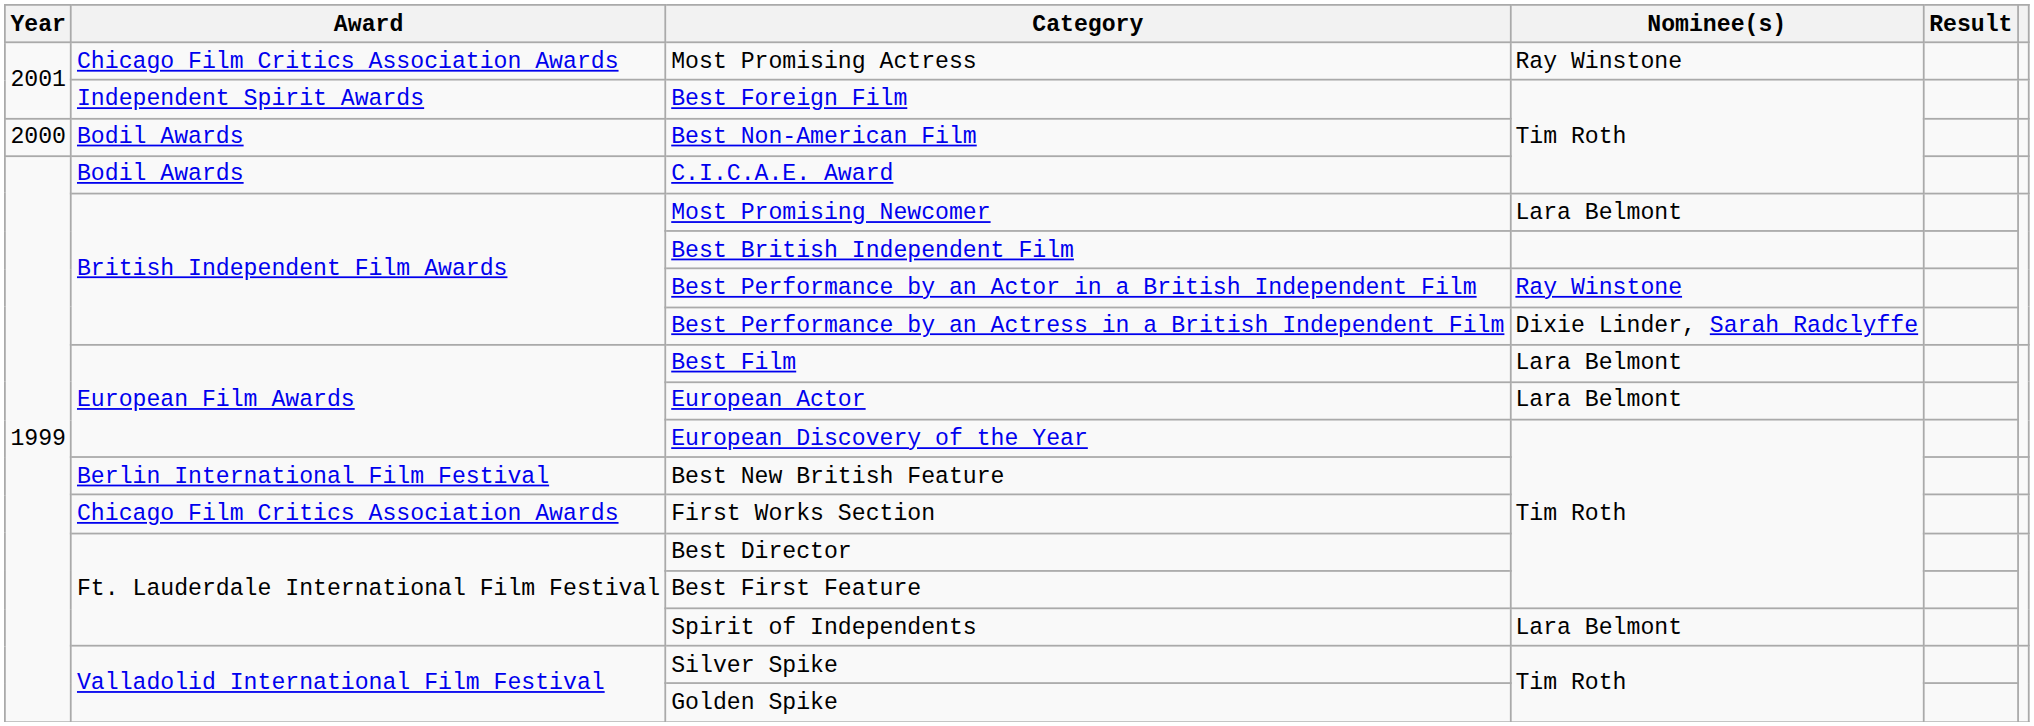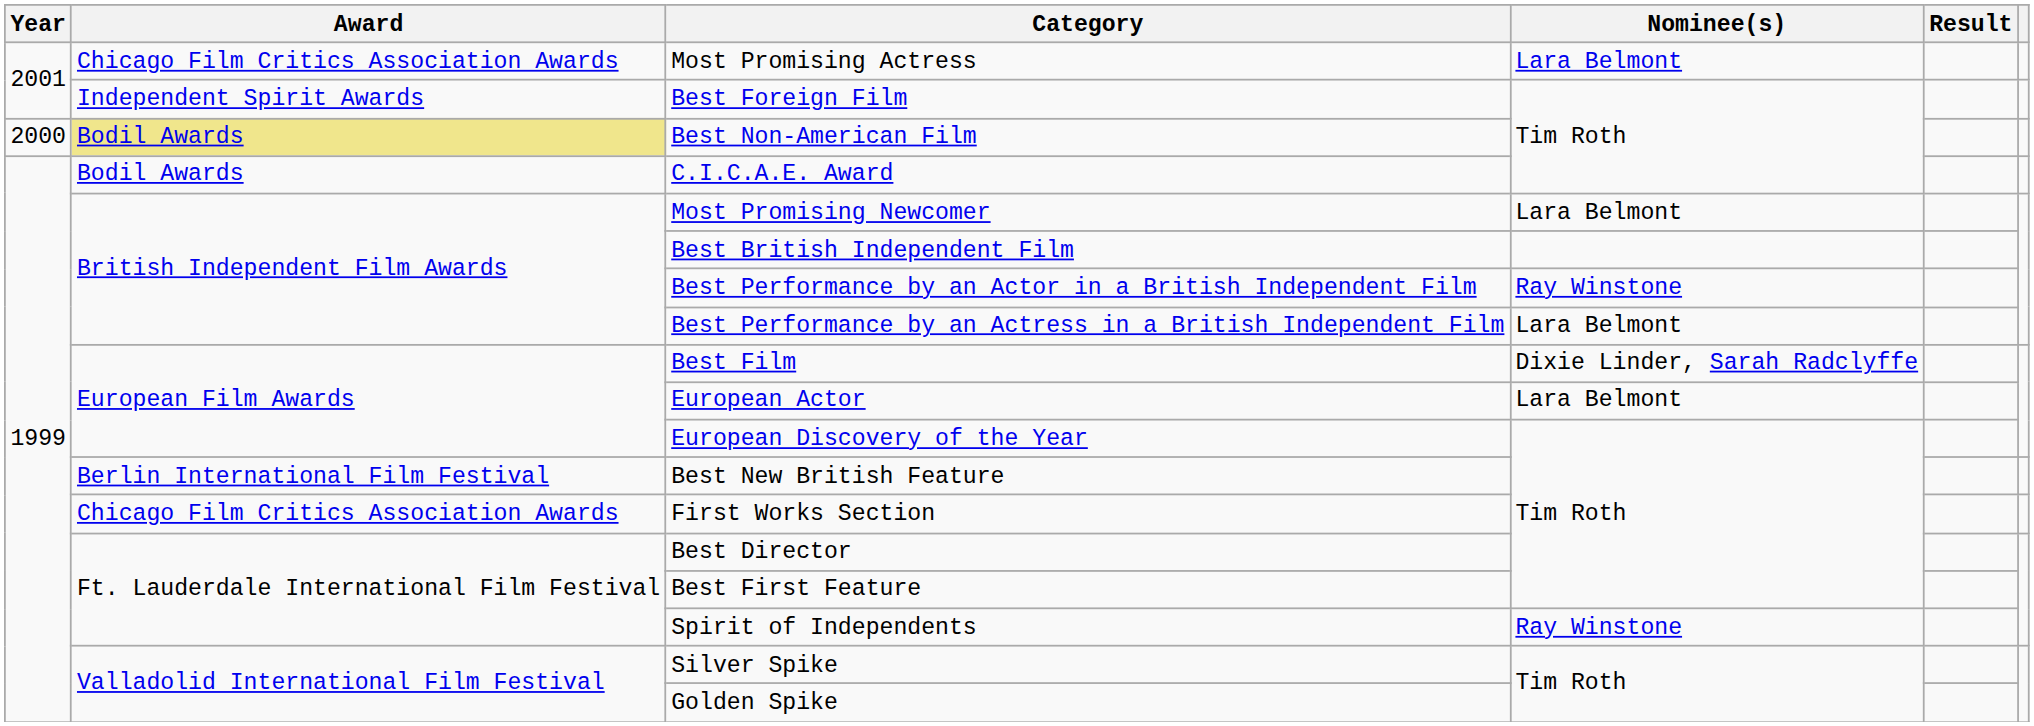(1599, 61) Ray Winstone -> (1599, 61) Lara Belmont
(160, 137) no background -> (160, 137) khaki background
(1717, 325) Dixie Linder, Sarah Radclyffe -> (1599, 325) Lara Belmont
(1599, 363) Lara Belmont -> (1717, 363) Dixie Linder, Sarah Radclyffe
(1599, 627) Lara Belmont -> (1599, 627) Ray Winstone
